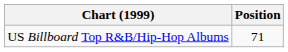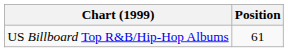(258, 36) 71 -> (258, 36) 61
